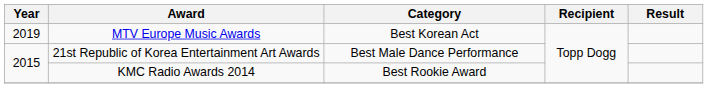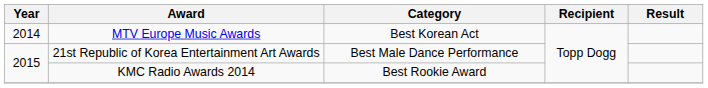(26, 33) 2019 -> (26, 33) 2014
